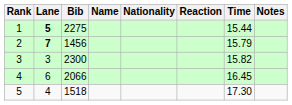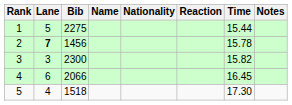(48, 28) bold -> (48, 28) normal
(239, 44) 15.79 -> (239, 44) 15.78
